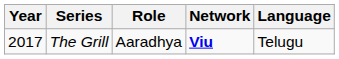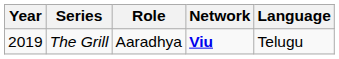(25, 41) 2017 -> (25, 41) 2019
